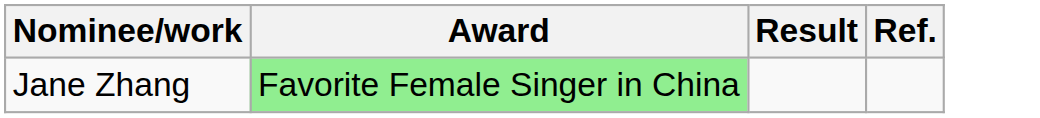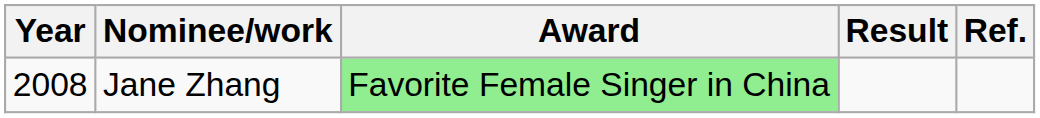+ column: (50, 31)
